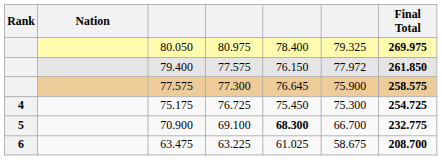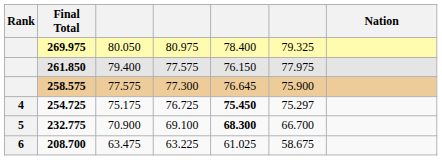columns swapped: (93, 20) <-> (408, 20)
(350, 66) 77.972 -> (298, 66) 77.975
(292, 105) normal -> (240, 105) bold
(350, 105) 75.300 -> (298, 105) 75.297
